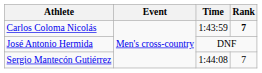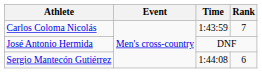(244, 28) bold -> (244, 28) normal
(244, 60) 7 -> (244, 60) 6
